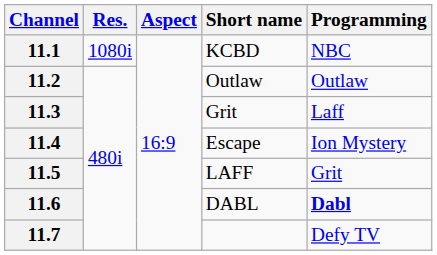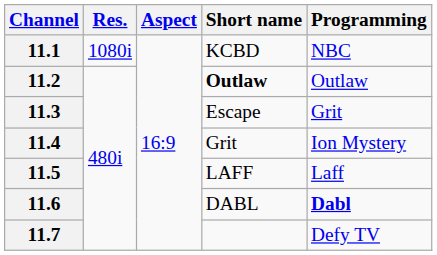(234, 81) normal -> (236, 81) bold
(221, 111) Grit -> (233, 111) Escape
(327, 111) Laff -> (327, 111) Grit
(233, 142) Escape -> (221, 142) Grit
(327, 173) Grit -> (327, 173) Laff
